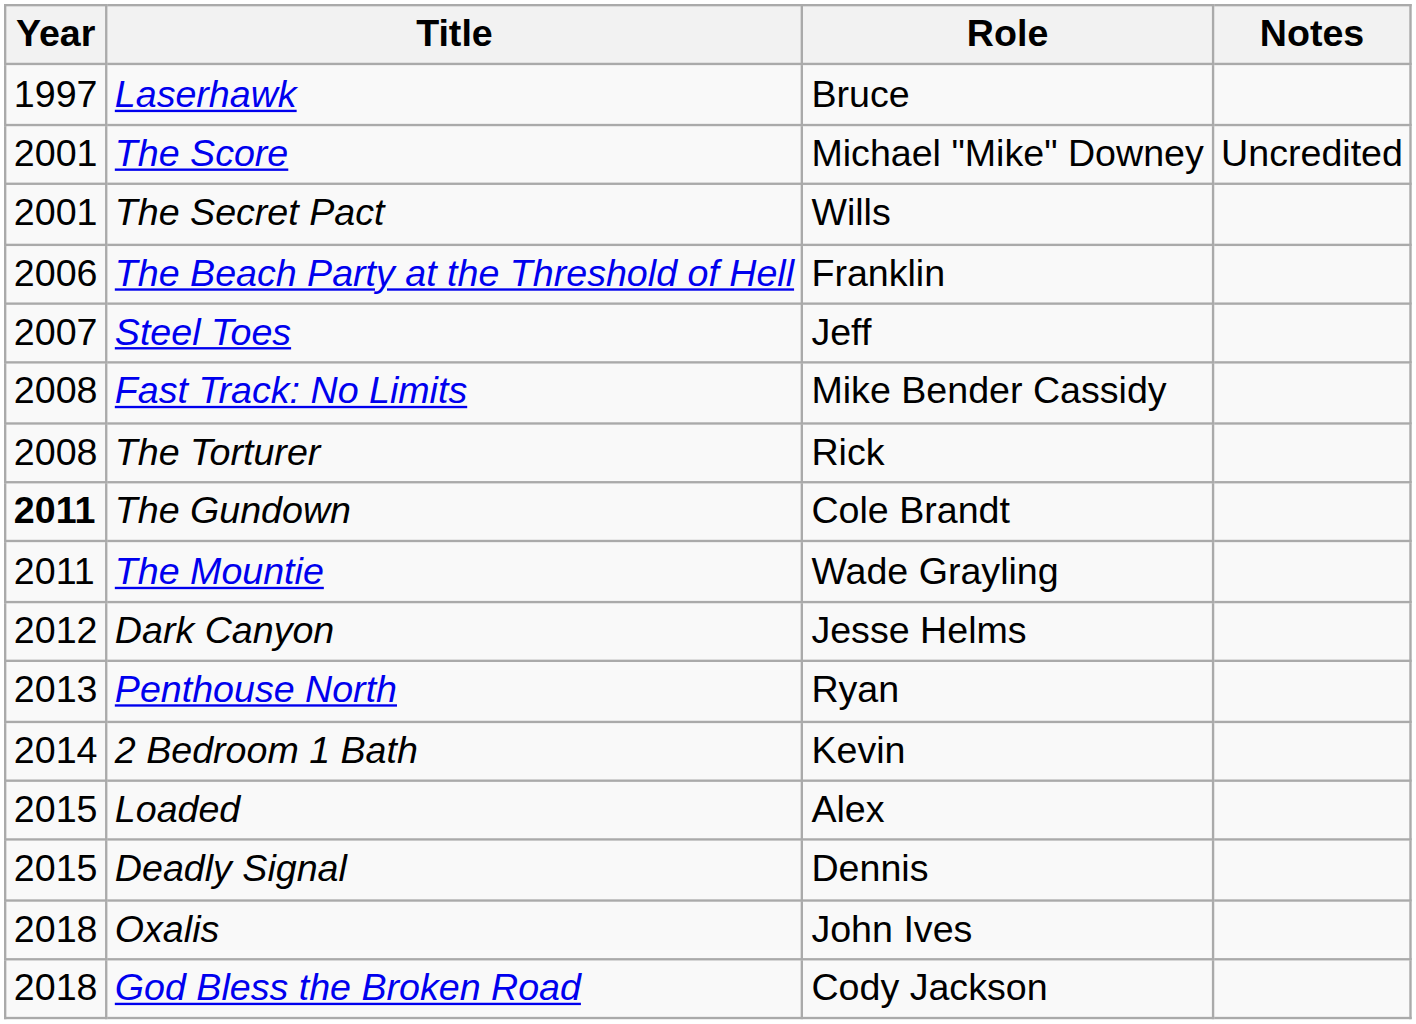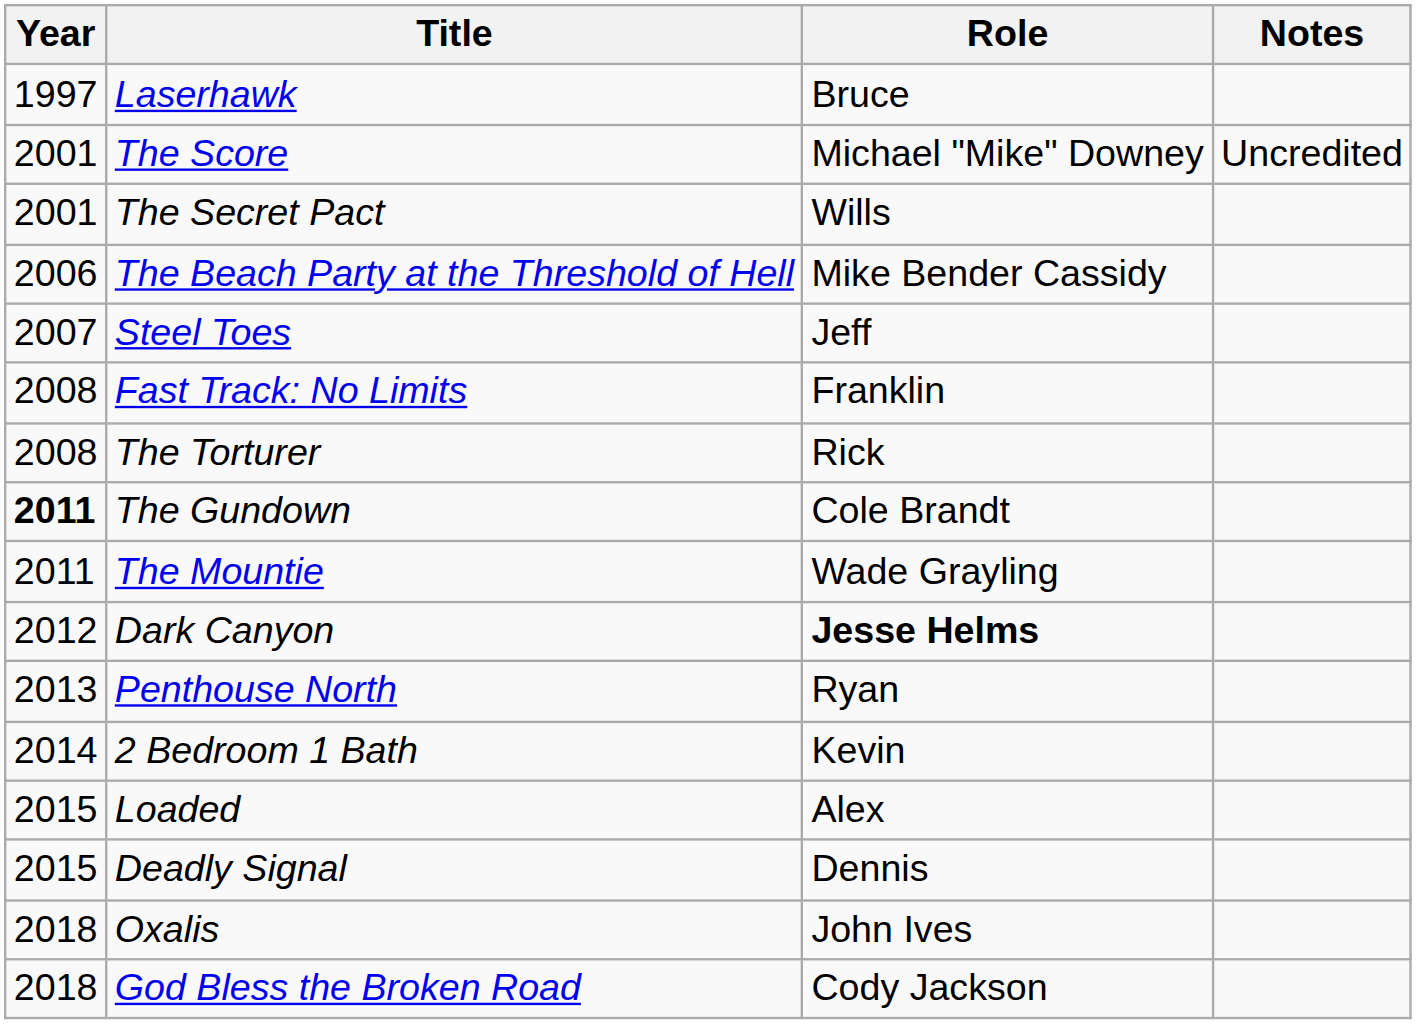(878, 272) Franklin -> (989, 272) Mike Bender Cassidy
(989, 392) Mike Bender Cassidy -> (878, 392) Franklin
(919, 630) normal -> (925, 630) bold
